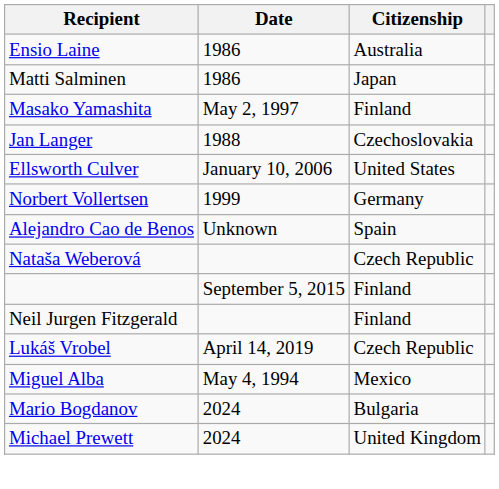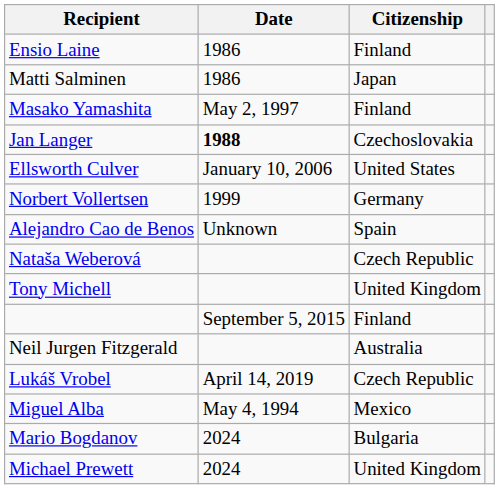(388, 49) Australia -> (382, 49) Finland
(222, 139) normal -> (222, 139) bold
+ row: (60, 288)
(382, 318) Finland -> (388, 348) Australia
